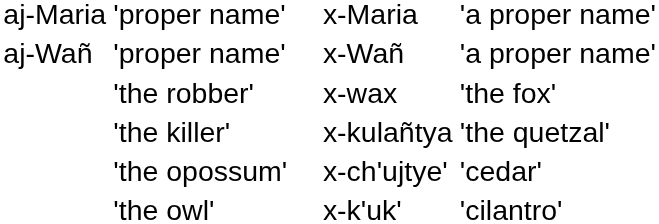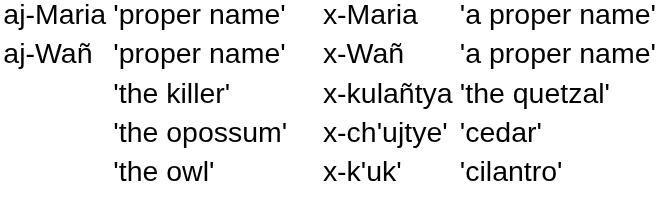- row: (55, 94)
